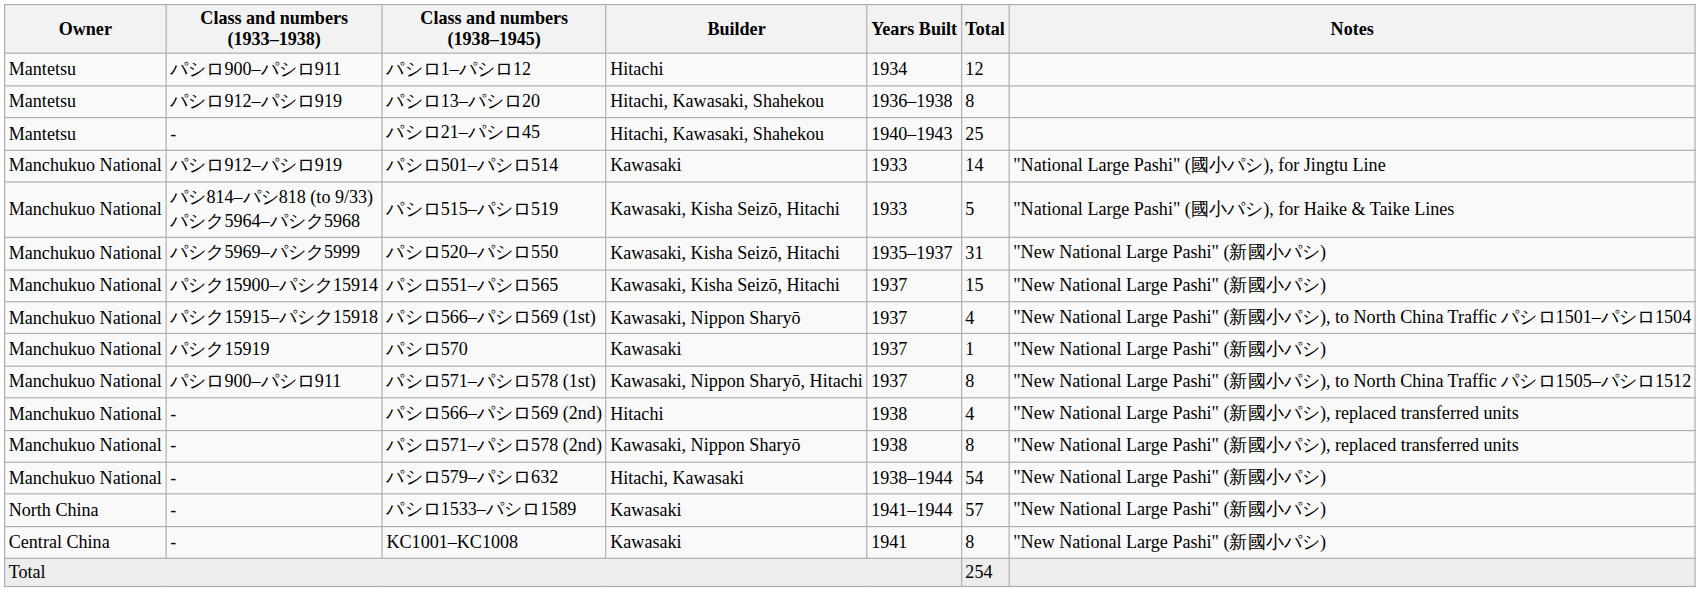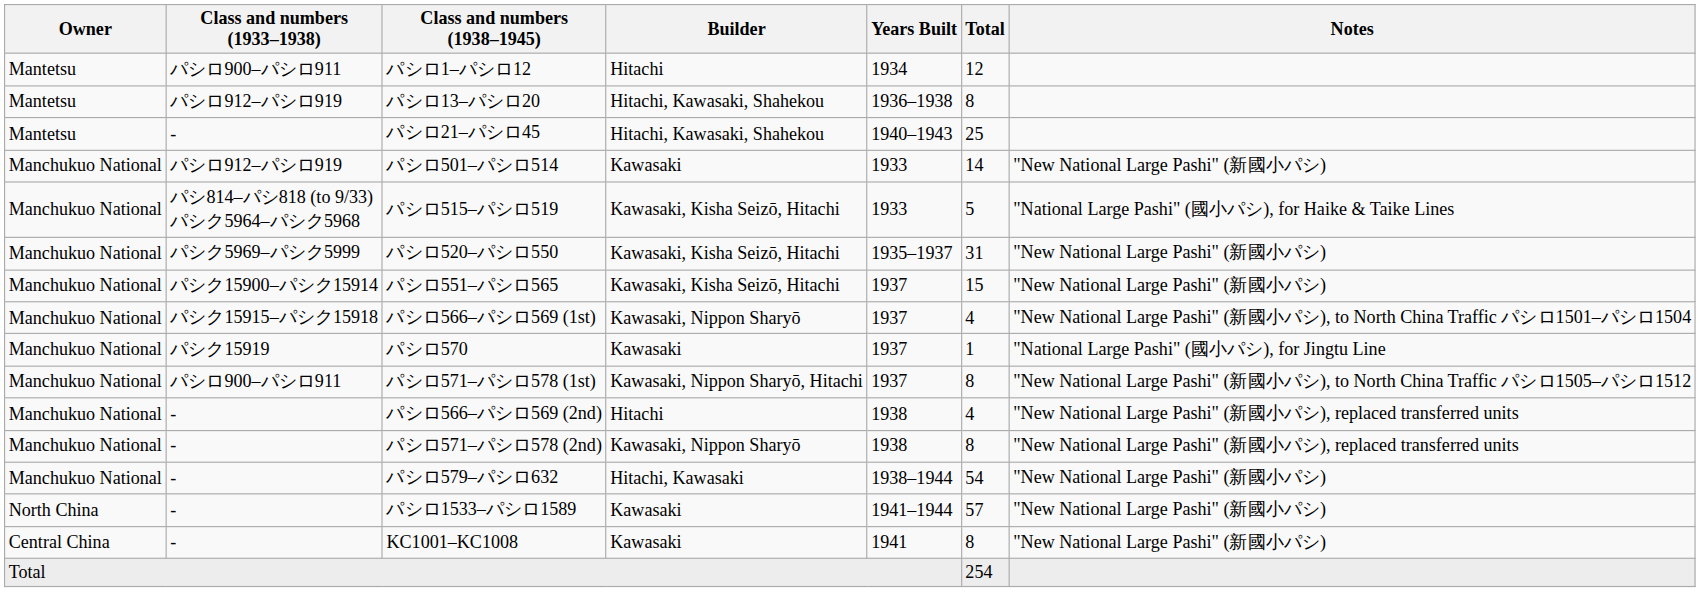(1199, 165) "National Large Pashi" (國小パシ), for Jingtu Line -> (1170, 165) "New National Large Pashi" (新國小パシ)
(1170, 349) "New National Large Pashi" (新國小パシ) -> (1199, 349) "National Large Pashi" (國小パシ), for Jingtu Line
